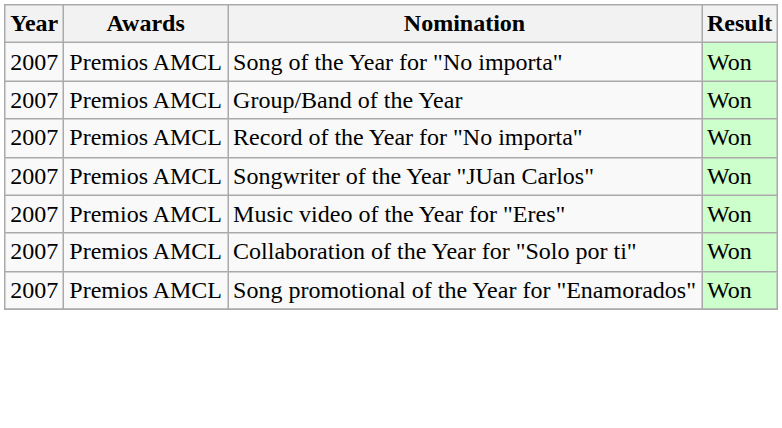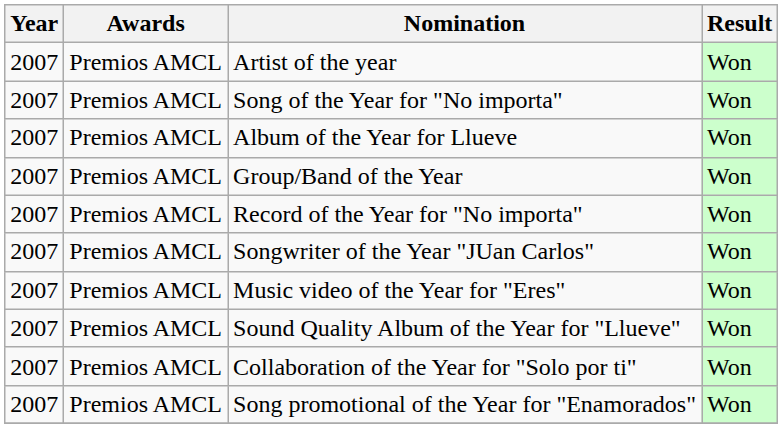+ row: (315, 61)
+ row: (375, 137)
+ row: (457, 328)
